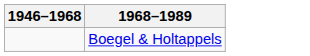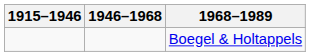+ column: (45, 16)
